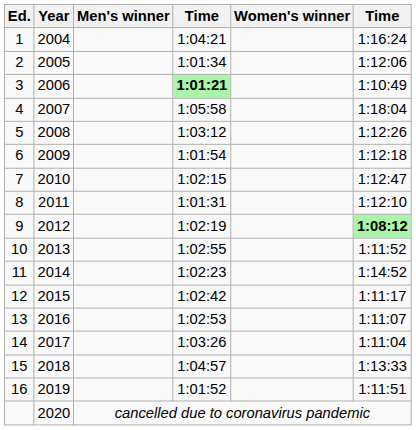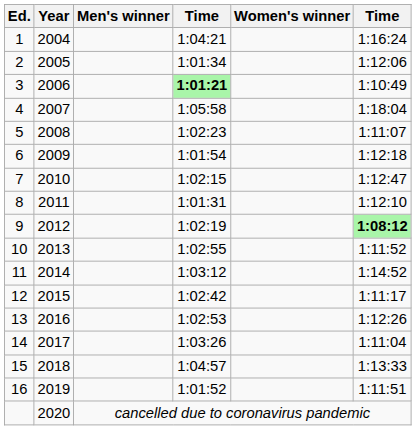(202, 132) 1:03:12 -> (202, 132) 1:02:23
(382, 132) 1:12:26 -> (382, 132) 1:11:07
(202, 272) 1:02:23 -> (202, 272) 1:03:12
(382, 319) 1:11:07 -> (382, 319) 1:12:26
